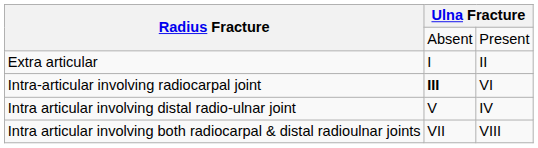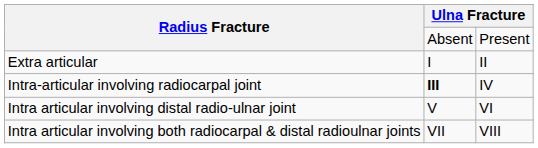(486, 85) VI -> (486, 85) IV
(486, 108) IV -> (486, 108) VI
